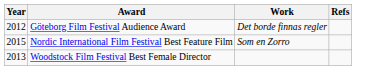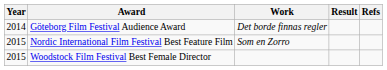+ column: (344, 12)
(16, 27) 2012 -> (16, 27) 2014
(16, 57) 2013 -> (16, 57) 2015
